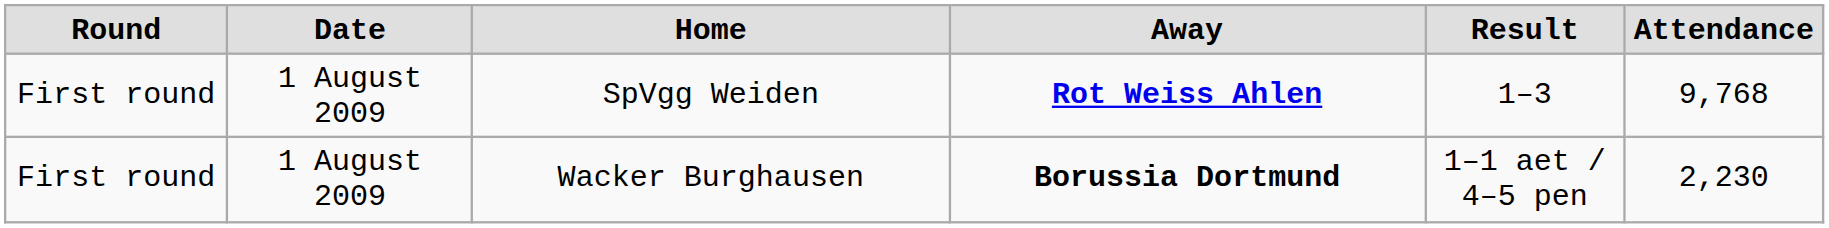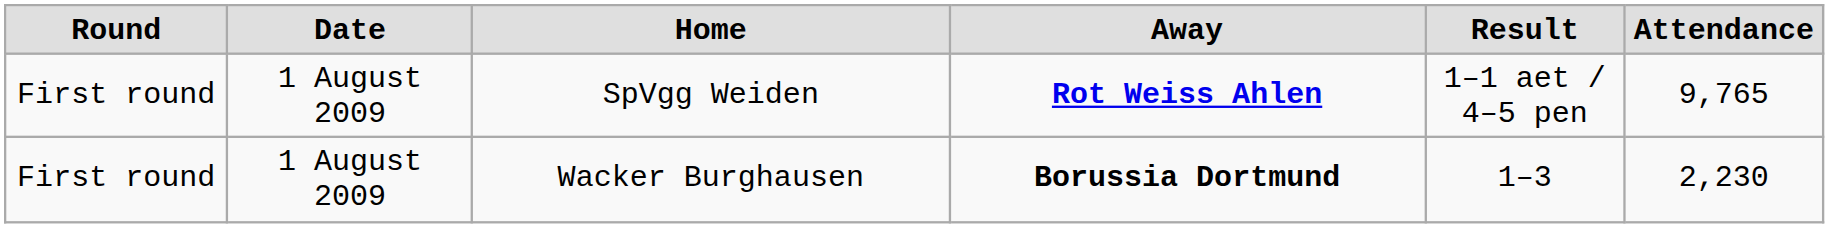(1525, 96) 1–3 -> (1525, 96) 1–1 aet / 4–5 pen
(1724, 96) 9,768 -> (1724, 96) 9,765
(1525, 179) 1–1 aet / 4–5 pen -> (1525, 179) 1–3
